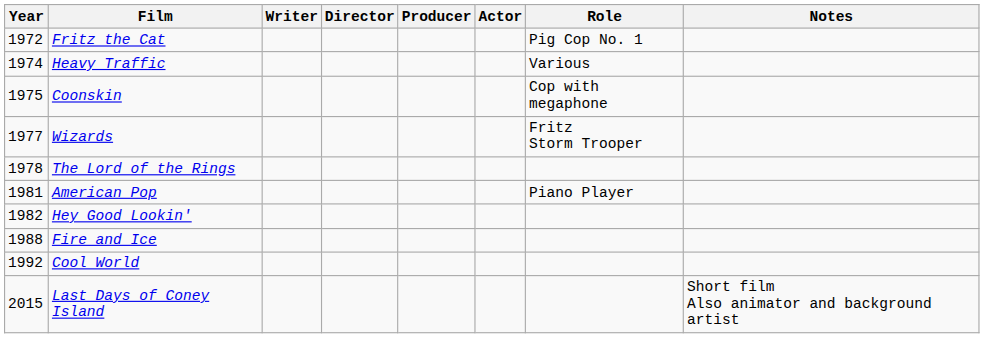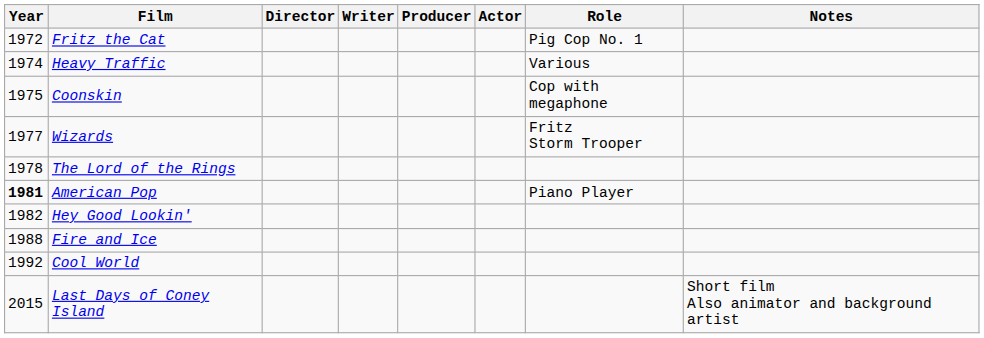columns swapped: (360, 16) <-> (292, 16)
(26, 192) normal -> (26, 192) bold
